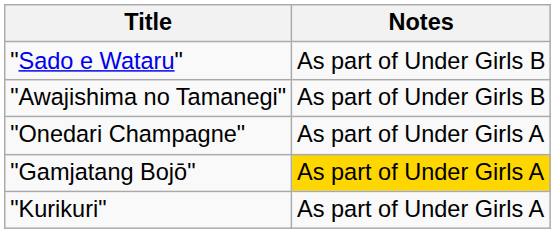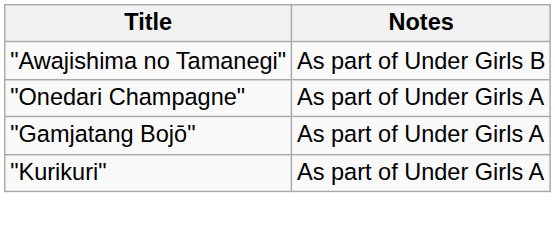- row: (97, 60)
(421, 172) gold background -> (421, 135) no background
